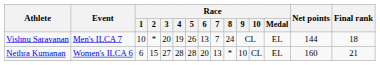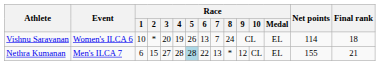(97, 39) Men's ILCA 7 -> (103, 39) Women's ILCA 6
(311, 39) 144 -> (311, 39) 114
(103, 53) Women's ILCA 6 -> (97, 53) Men's ILCA 7
(192, 53) no background -> (192, 53) lightblue background
(205, 53) 20 -> (205, 53) 22
(243, 53) 10 -> (243, 53) 12
(311, 53) 160 -> (311, 53) 155
